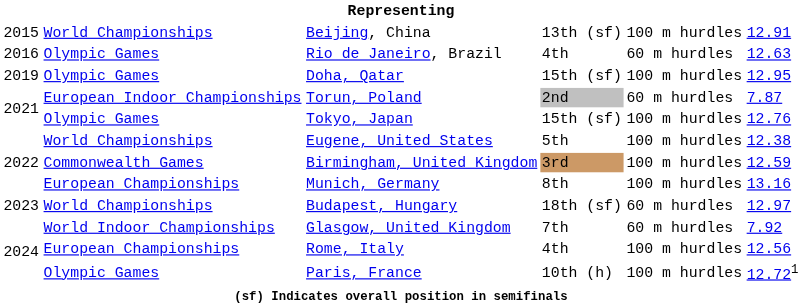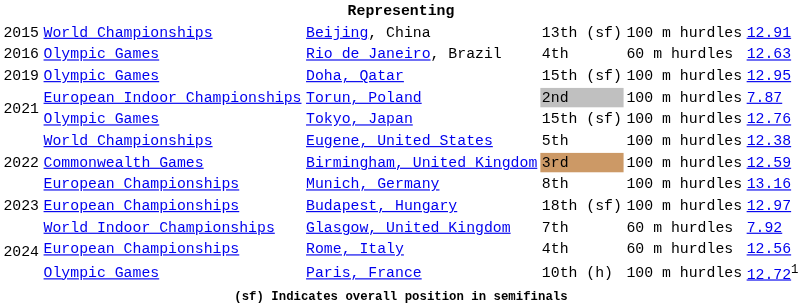(680, 98) 60 m hurdles -> (684, 98) 100 m hurdles
(128, 206) World Championships -> (141, 206) European Championships
(680, 206) 60 m hurdles -> (684, 206) 100 m hurdles
(684, 249) 100 m hurdles -> (680, 249) 60 m hurdles
